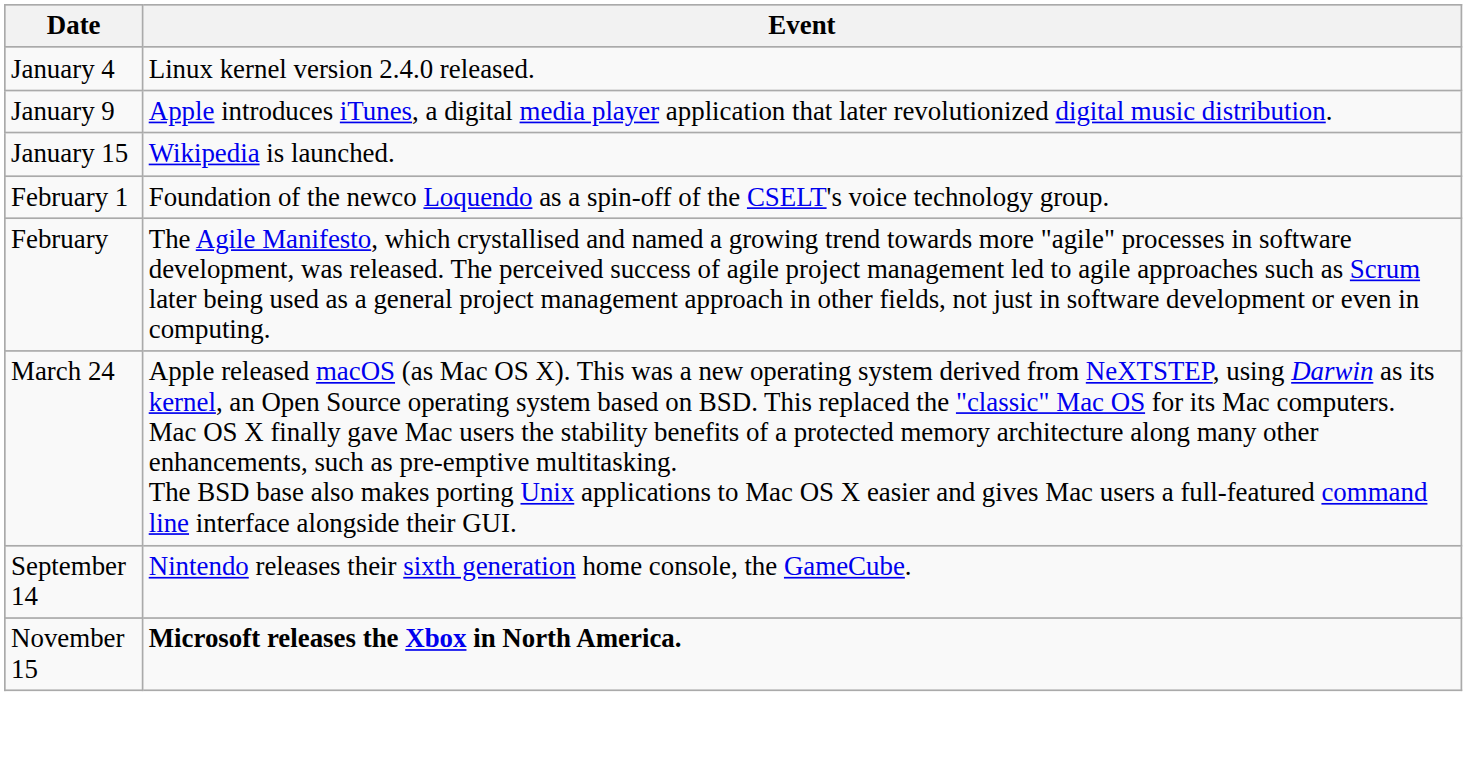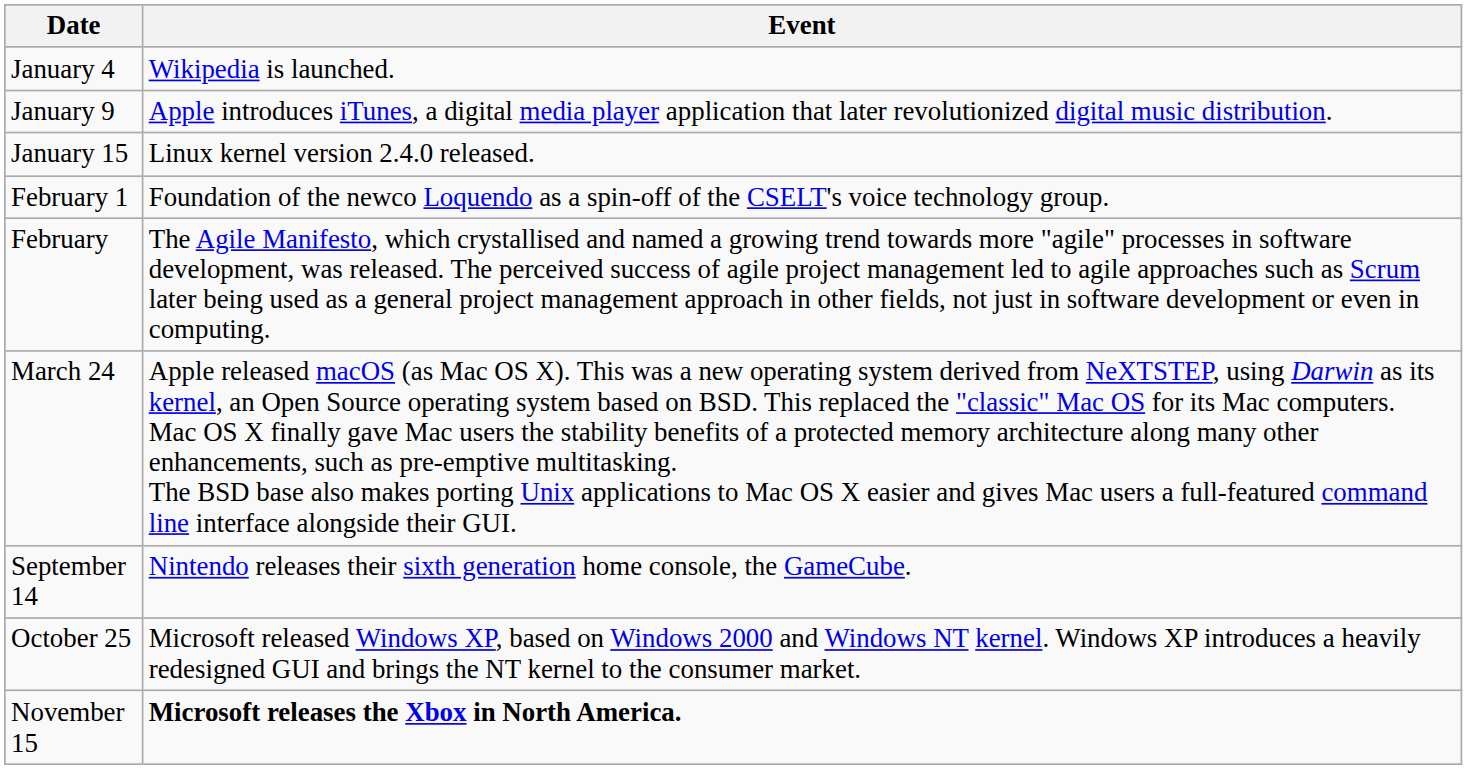(342, 68) Linux kernel version 2.4.0 released. -> (272, 68) Wikipedia is launched.
(272, 153) Wikipedia is launched. -> (342, 153) Linux kernel version 2.4.0 released.
+ row: (71, 639)
